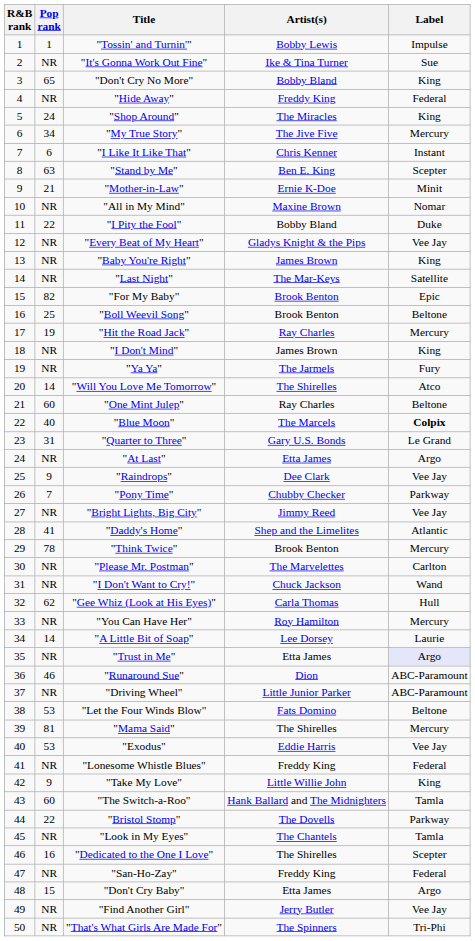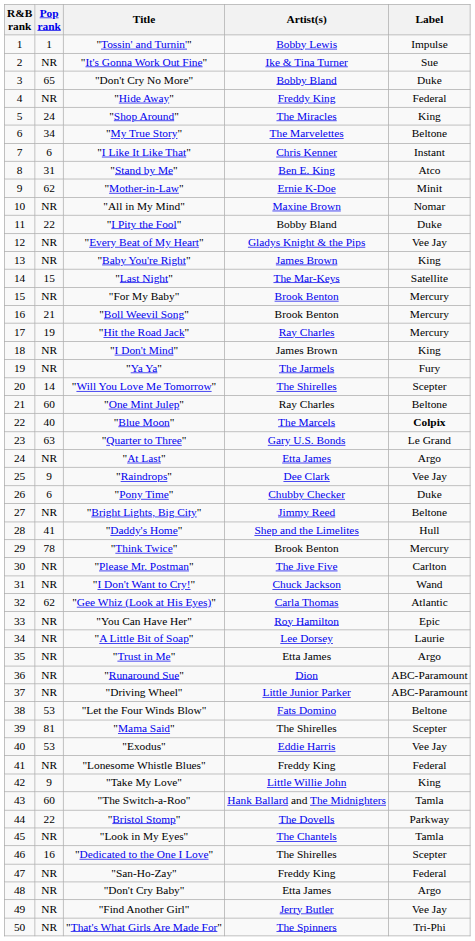(429, 80) King -> (429, 80) Duke
(307, 134) The Jive Five -> (307, 134) The Marvelettes
(429, 134) Mercury -> (429, 134) Beltone
(49, 170) 63 -> (49, 170) 31
(429, 170) Scepter -> (429, 170) Atco
(49, 188) 21 -> (49, 188) 62
(49, 278) NR -> (49, 278) 15
(49, 296) 82 -> (49, 296) NR
(429, 296) Epic -> (429, 296) Mercury
(49, 314) 25 -> (49, 314) 21
(429, 314) Beltone -> (429, 314) Mercury
(429, 386) Atco -> (429, 386) Scepter
(49, 440) 31 -> (49, 440) 63
(49, 494) 7 -> (49, 494) 6
(429, 494) Parkway -> (429, 494) Duke
(429, 512) Vee Jay -> (429, 512) Beltone
(429, 530) Atlantic -> (429, 530) Hull
(307, 566) The Marvelettes -> (307, 566) The Jive Five
(429, 602) Hull -> (429, 602) Atlantic
(429, 620) Mercury -> (429, 620) Epic
(49, 638) 14 -> (49, 638) NR
(429, 656) lavender background -> (429, 656) no background
(49, 674) 46 -> (49, 674) NR
(429, 728) Mercury -> (429, 728) Scepter
(49, 891) 15 -> (49, 891) NR
